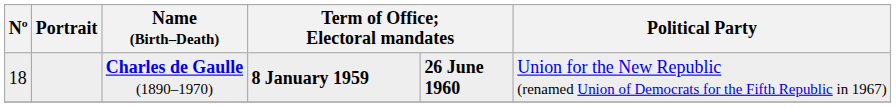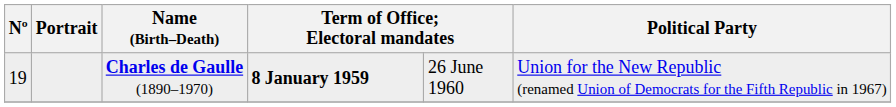(18, 77) 18 -> (18, 77) 19
(454, 77) bold -> (456, 77) normal
